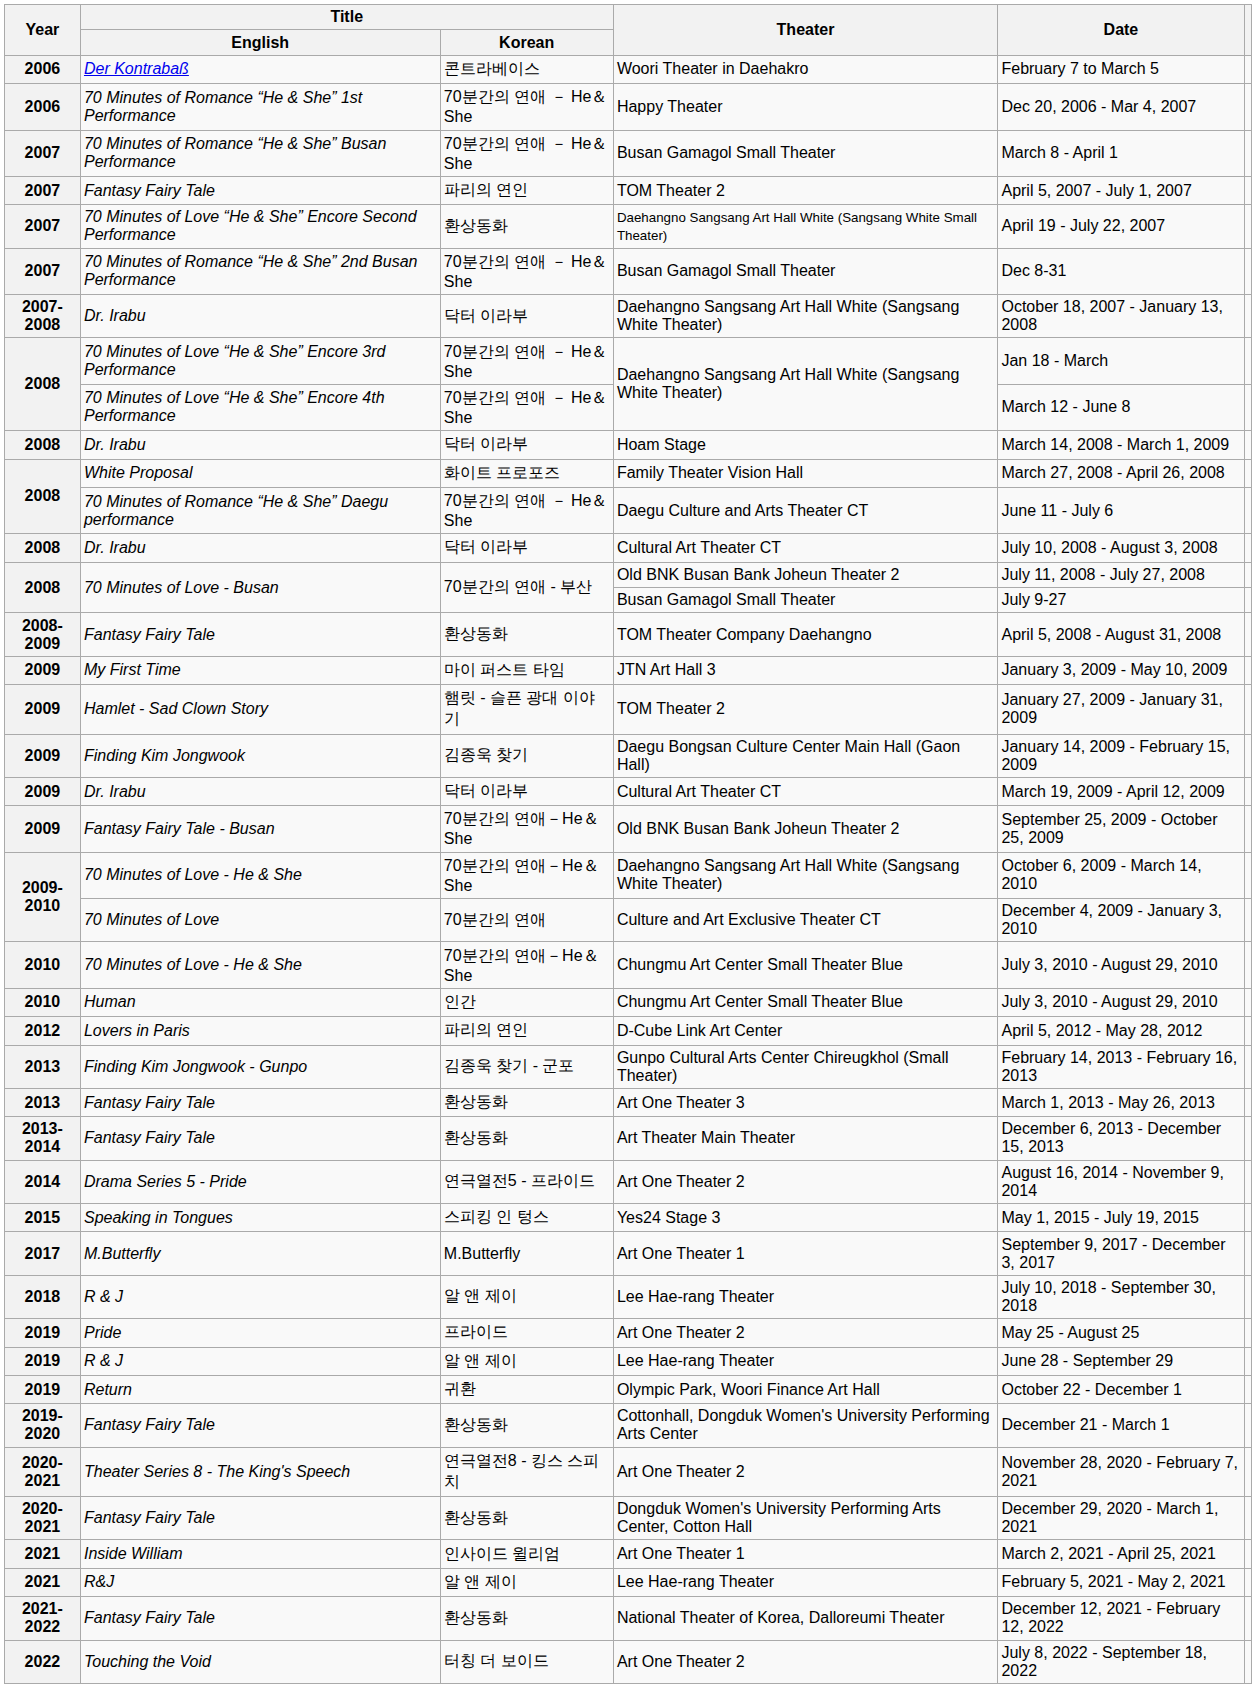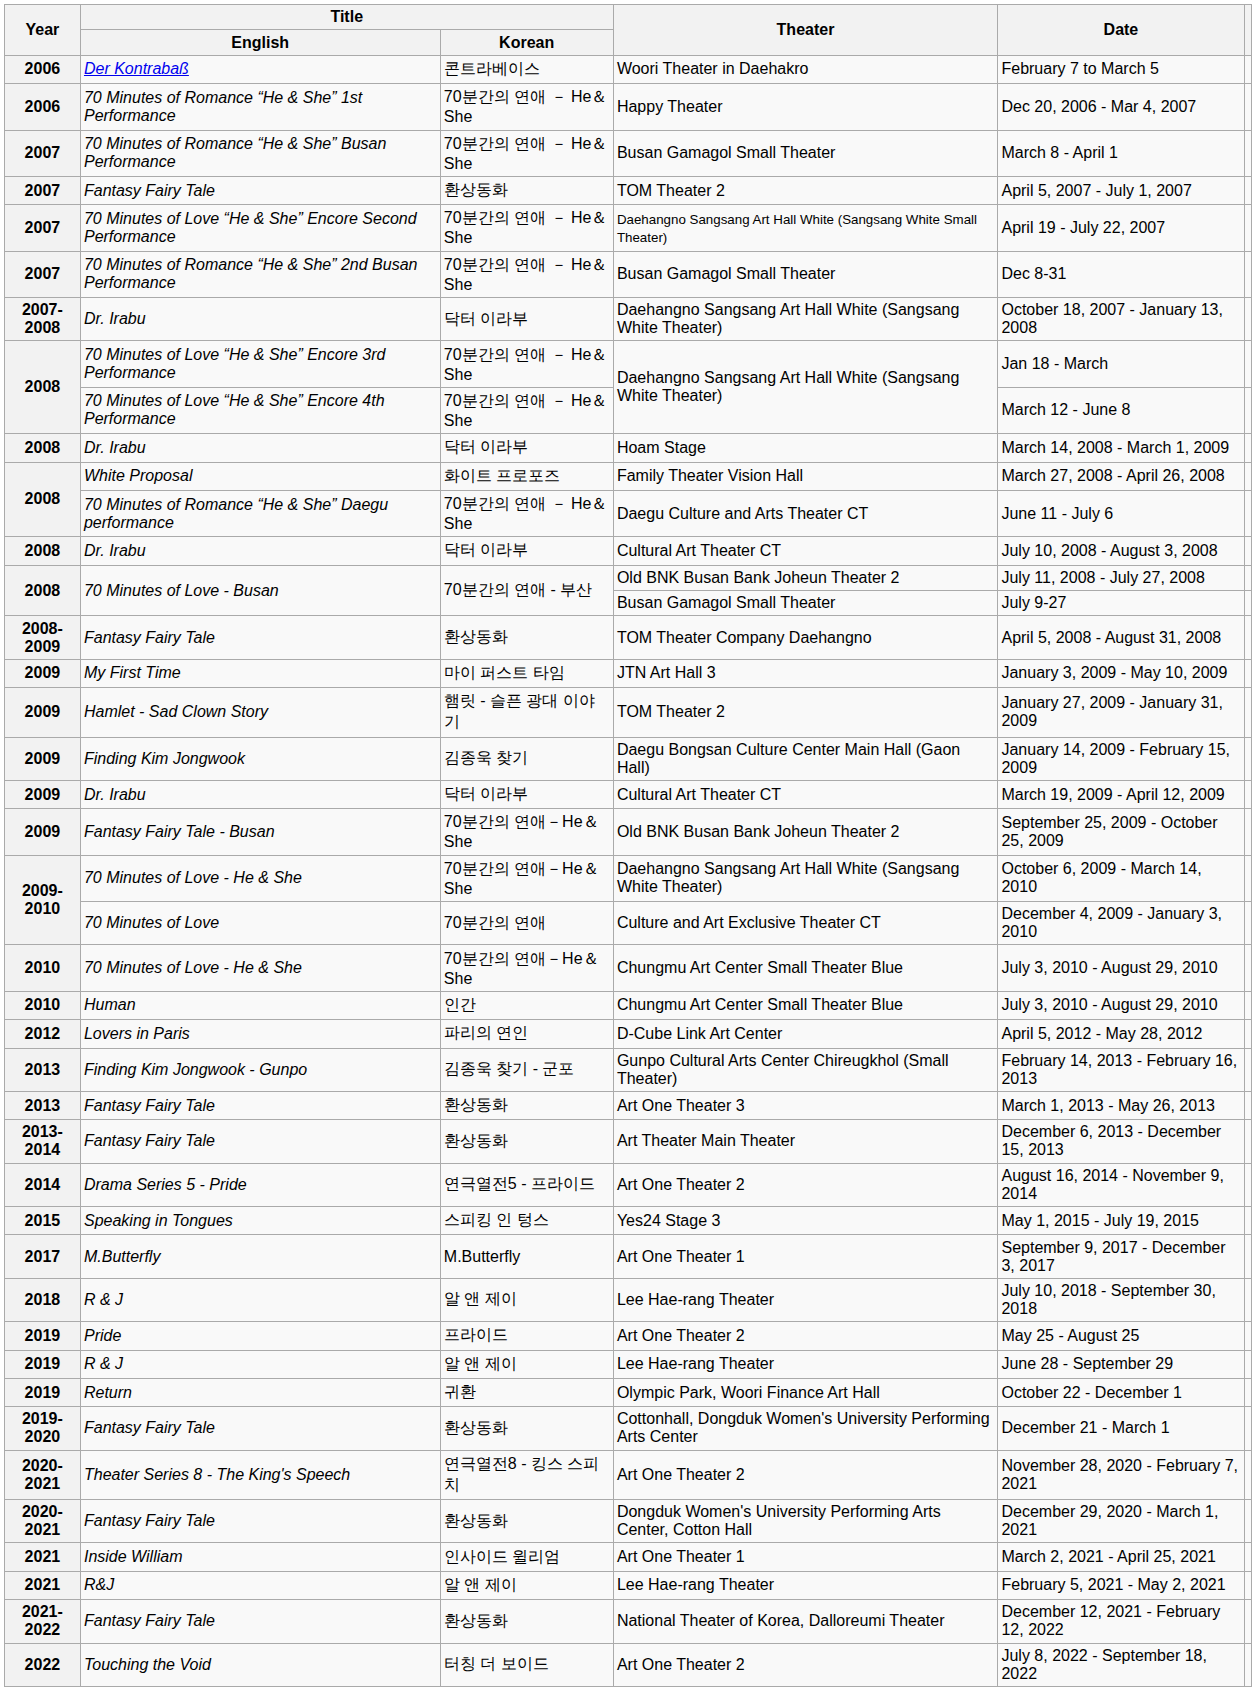(486, 190) 파리의 연인 -> (476, 190) 환상동화
(476, 225) 환상동화 -> (526, 228) 70분간의 연애 － He＆She
